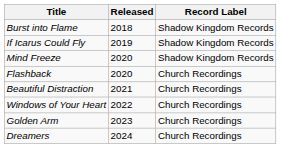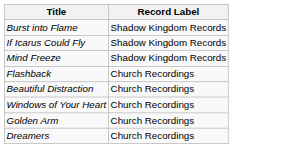- column: (132, 12)
